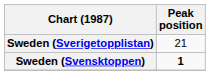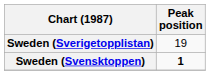(181, 43) 21 -> (181, 43) 19
